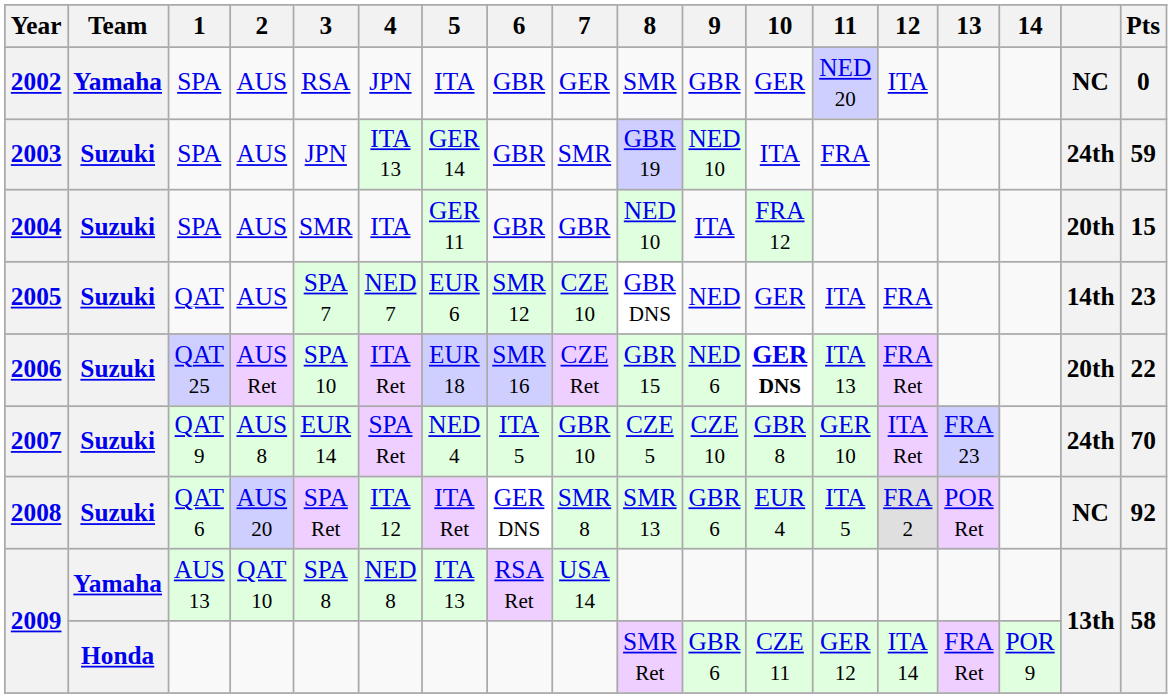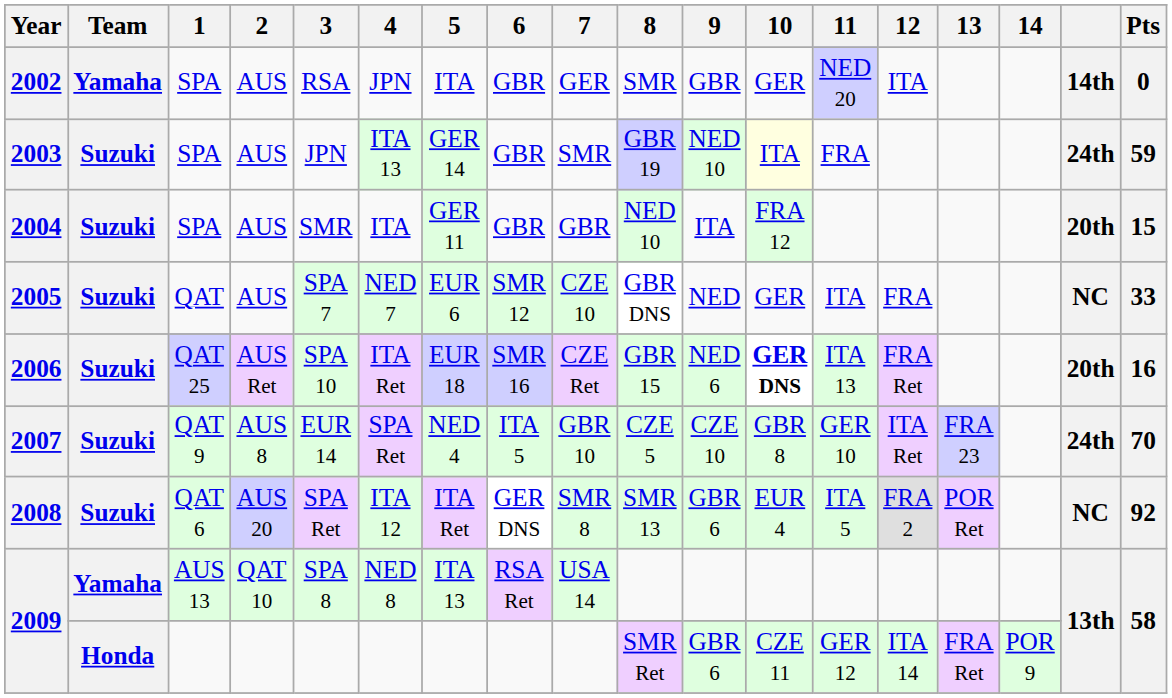(1091, 82) NC -> (1091, 82) 14th
(780, 154) no background -> (780, 154) lightyellow background
(1091, 297) 14th -> (1091, 297) NC
(1143, 297) 23 -> (1143, 297) 33
(1143, 369) 22 -> (1143, 369) 16
